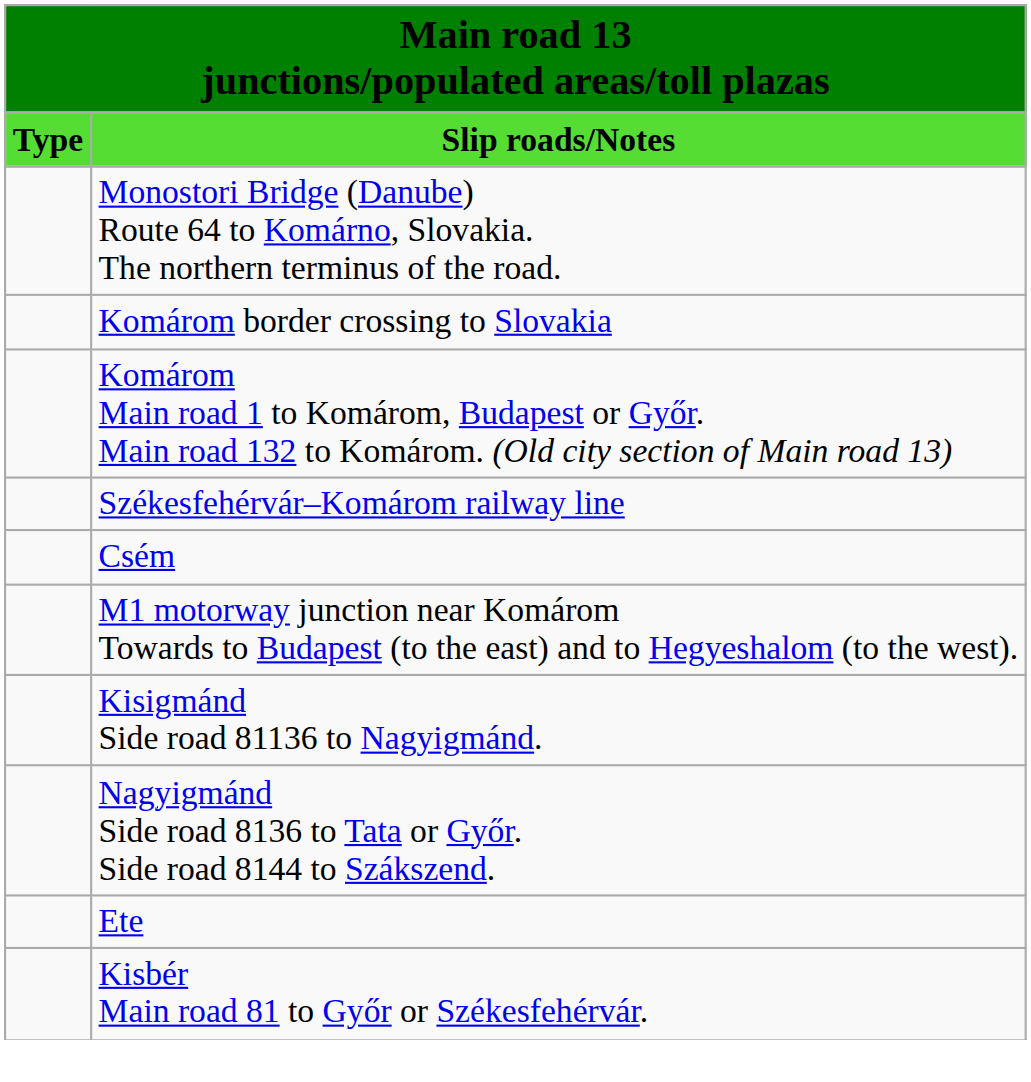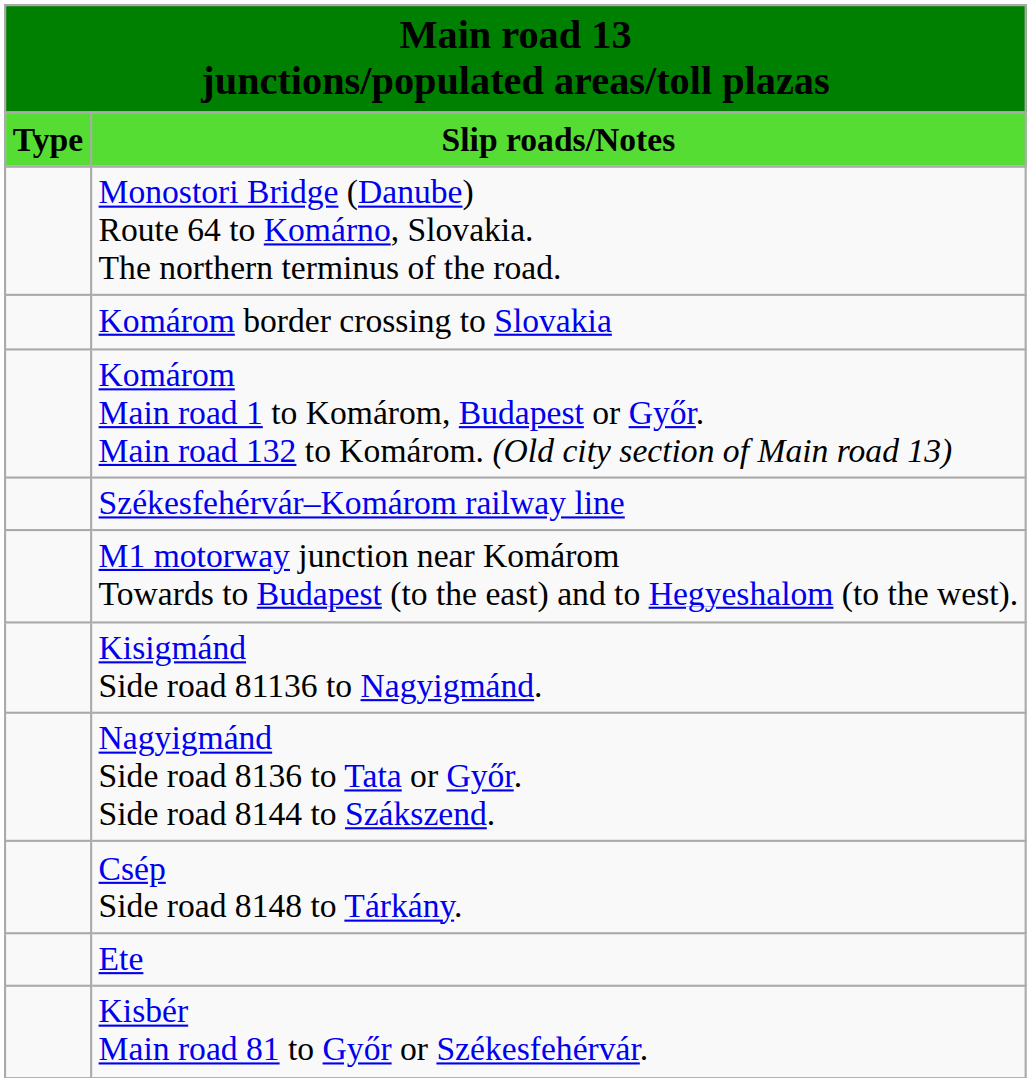- row: (137, 556)
+ row: (281, 886)
